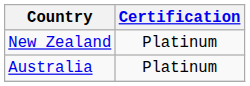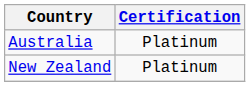rows swapped: (50, 68) <-> (60, 43)
